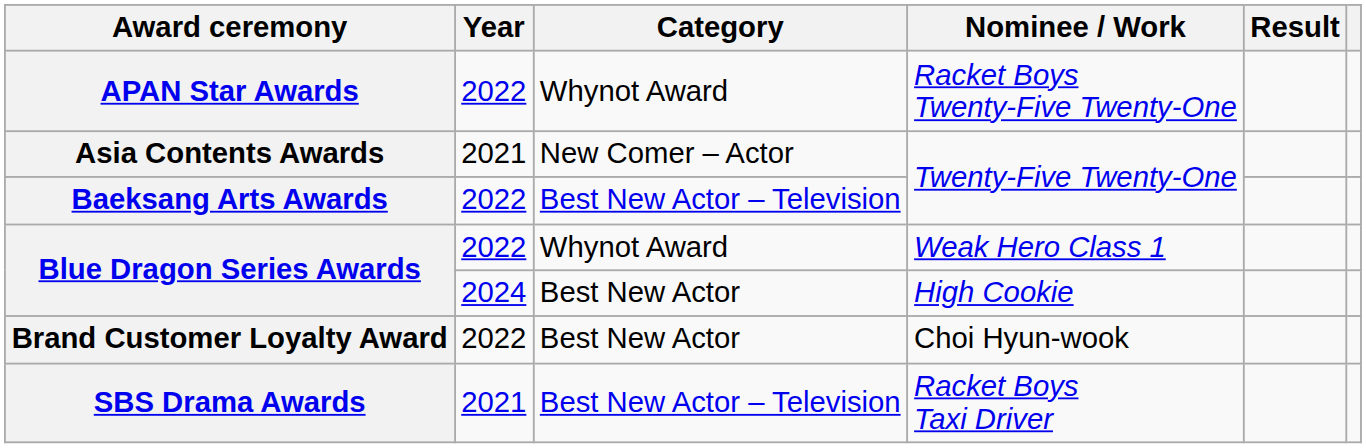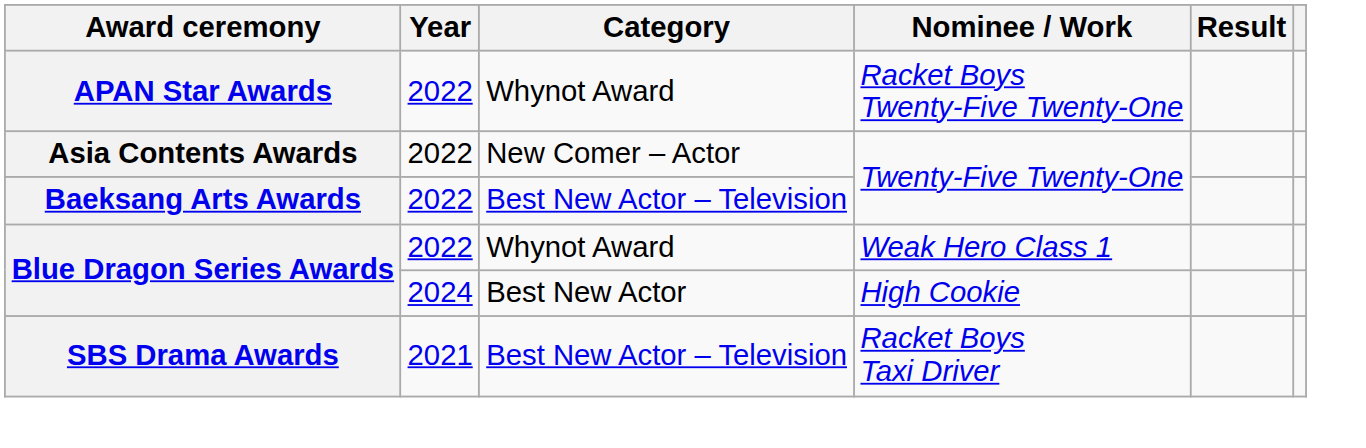(494, 153) 2021 -> (440, 153) 2022
- row: (230, 339)
